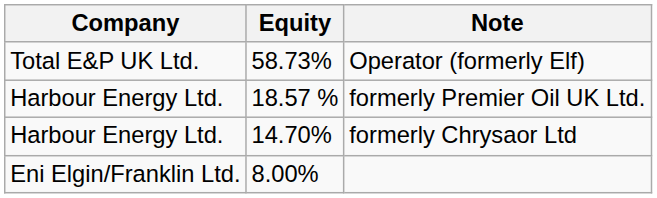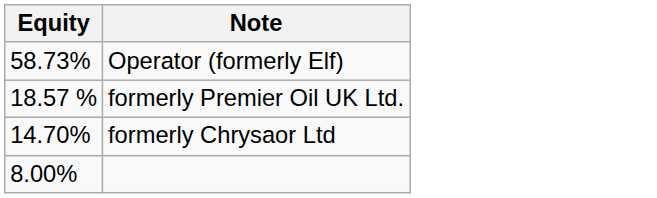- column: (125, 23)
